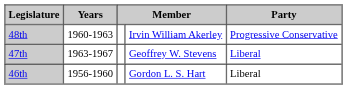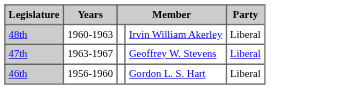(284, 34) Progressive Conservative -> (245, 34) Liberal
